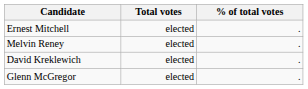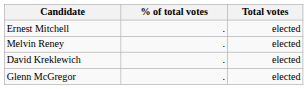columns swapped: (159, 12) <-> (250, 12)
